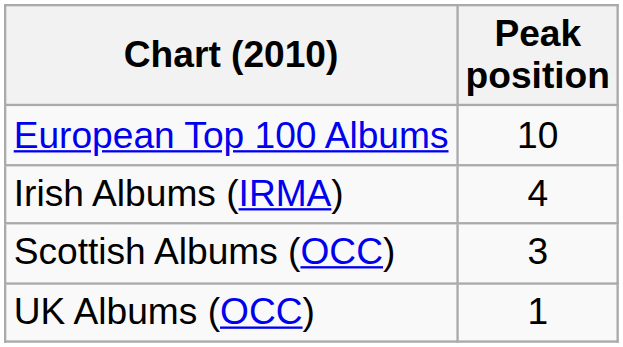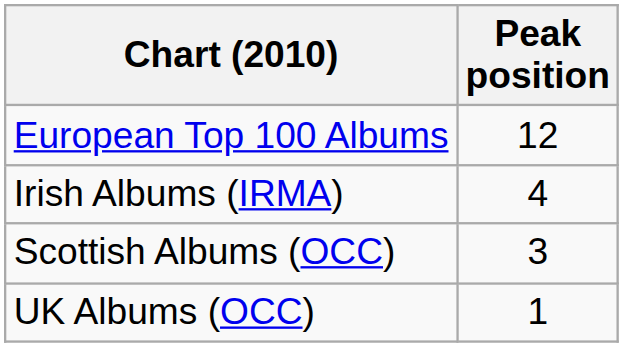(538, 134) 10 -> (538, 134) 12
